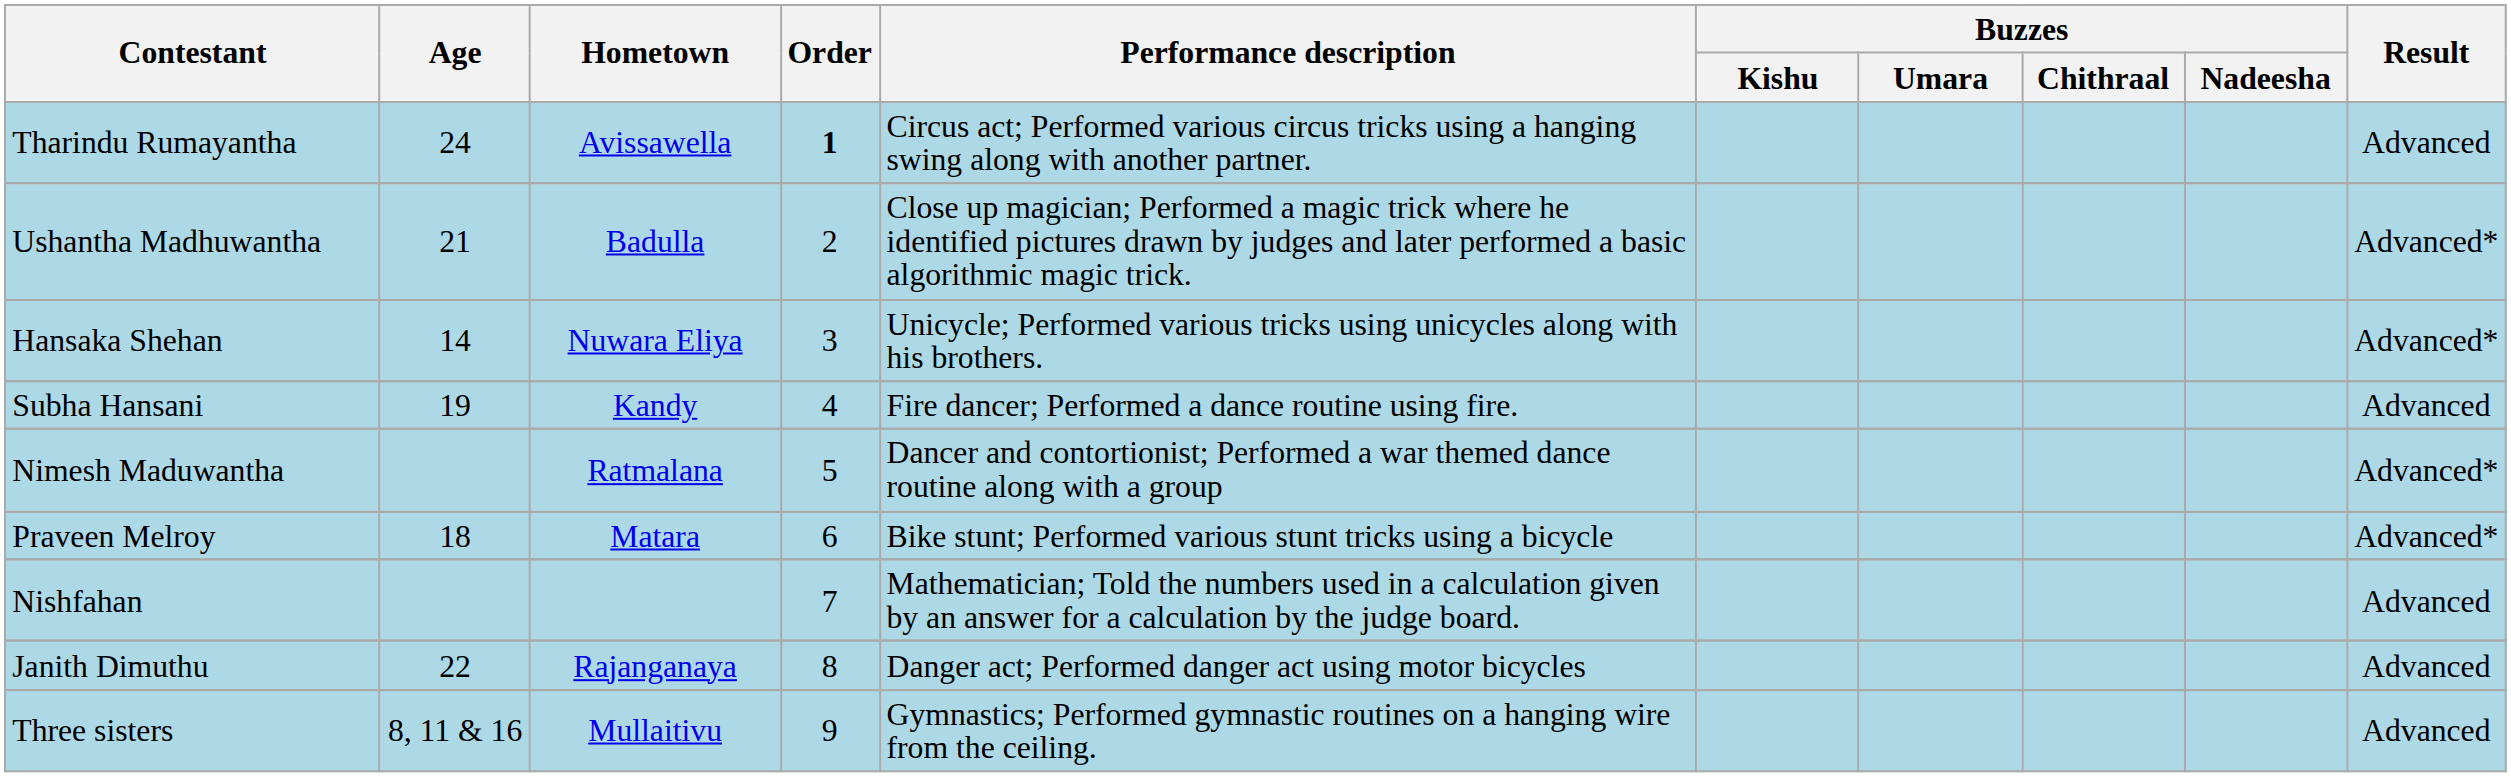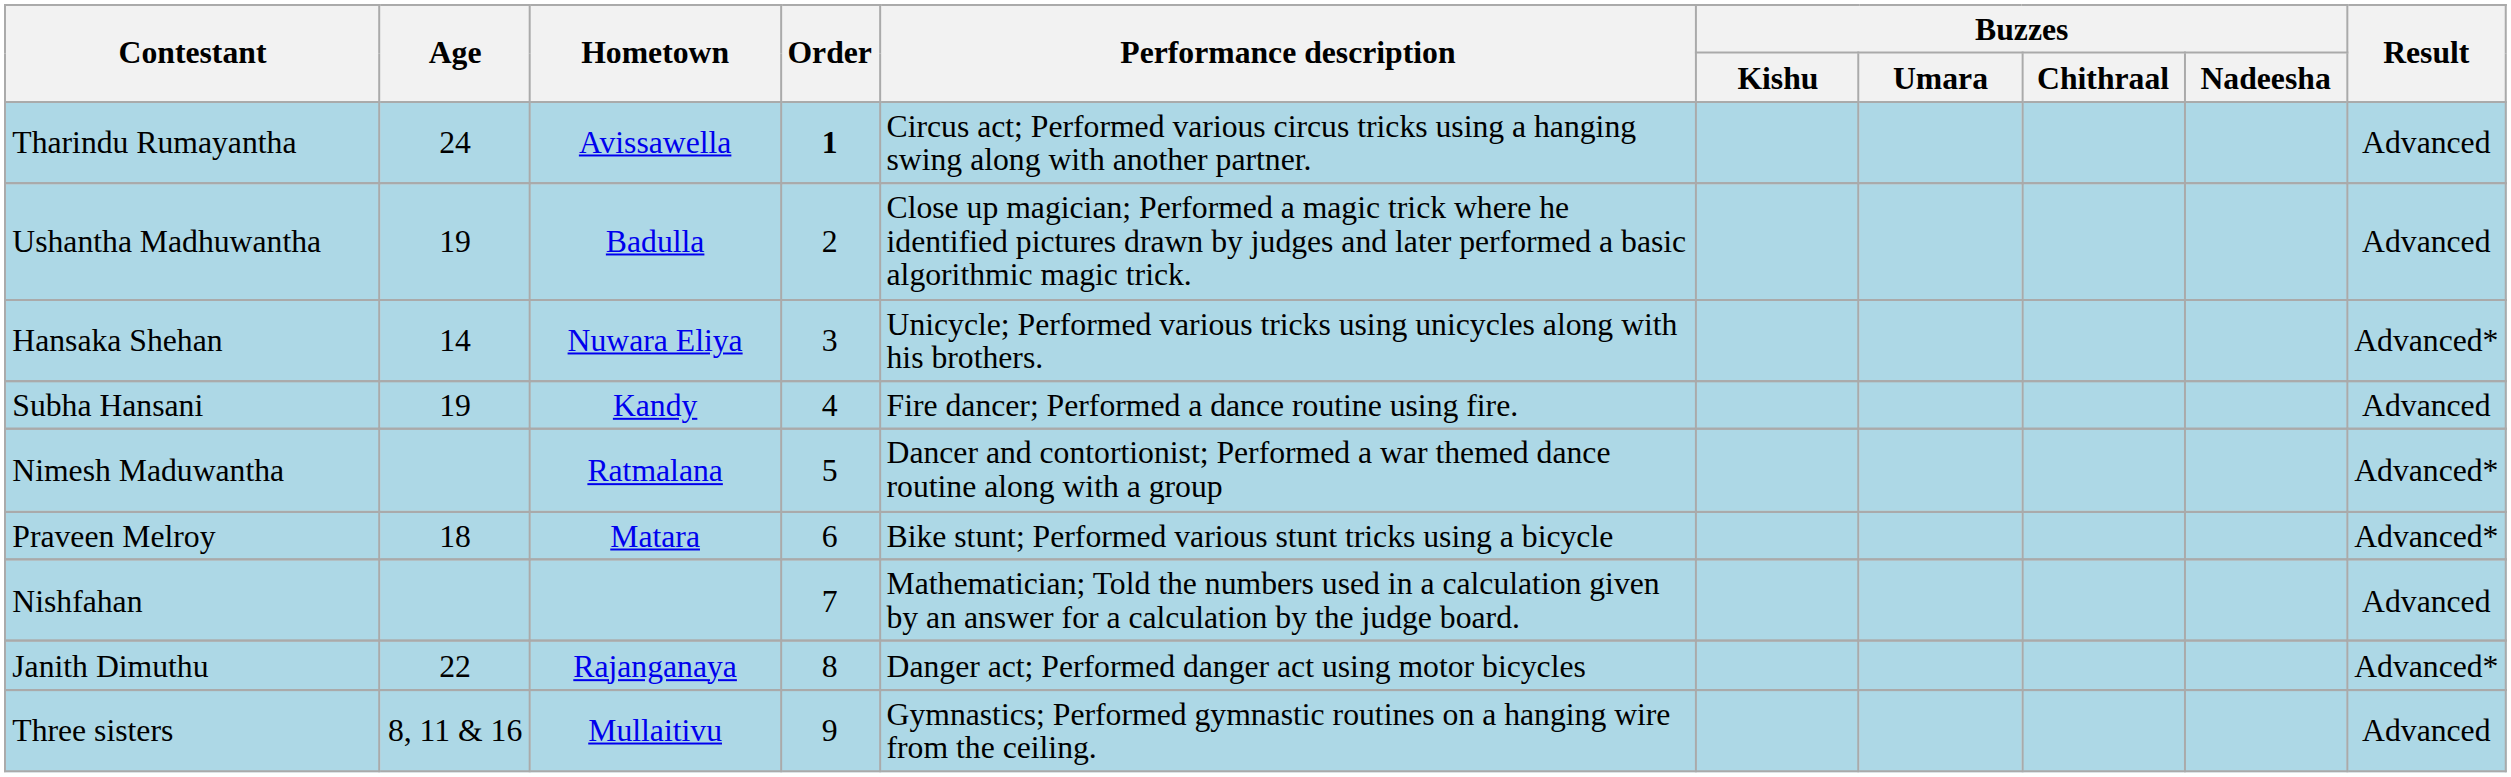(455, 241) 21 -> (455, 241) 19
(2426, 241) Advanced* -> (2426, 241) Advanced
(2426, 665) Advanced -> (2426, 665) Advanced*
